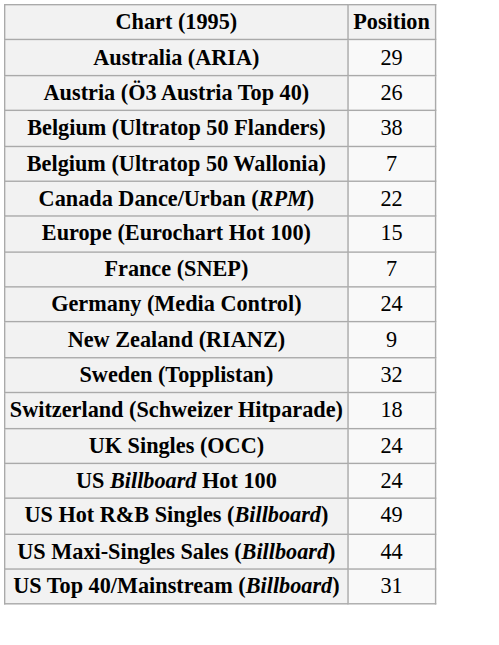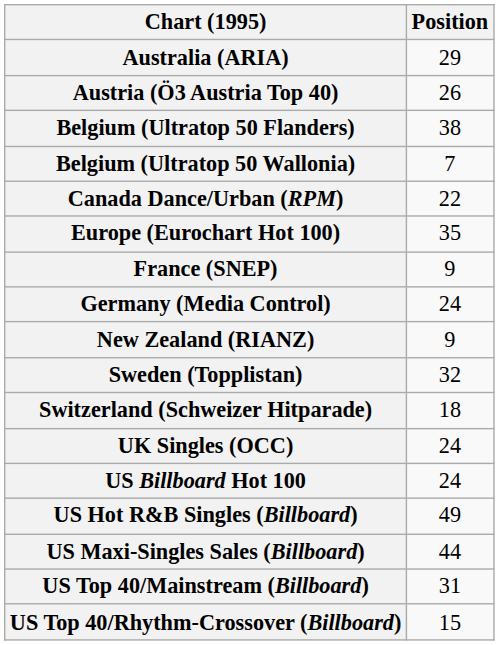(392, 233) 15 -> (450, 233) 35
(392, 269) 7 -> (450, 269) 9
+ row: (206, 621)
